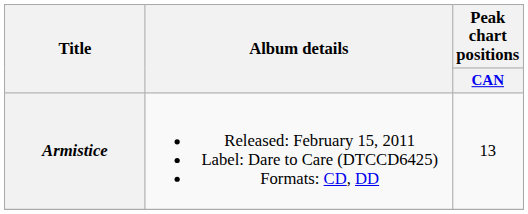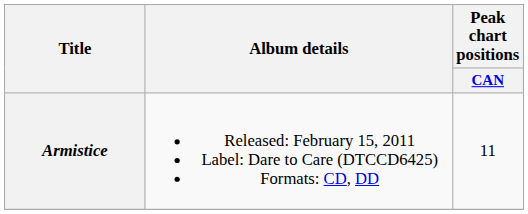(488, 150) 13 -> (488, 150) 11
